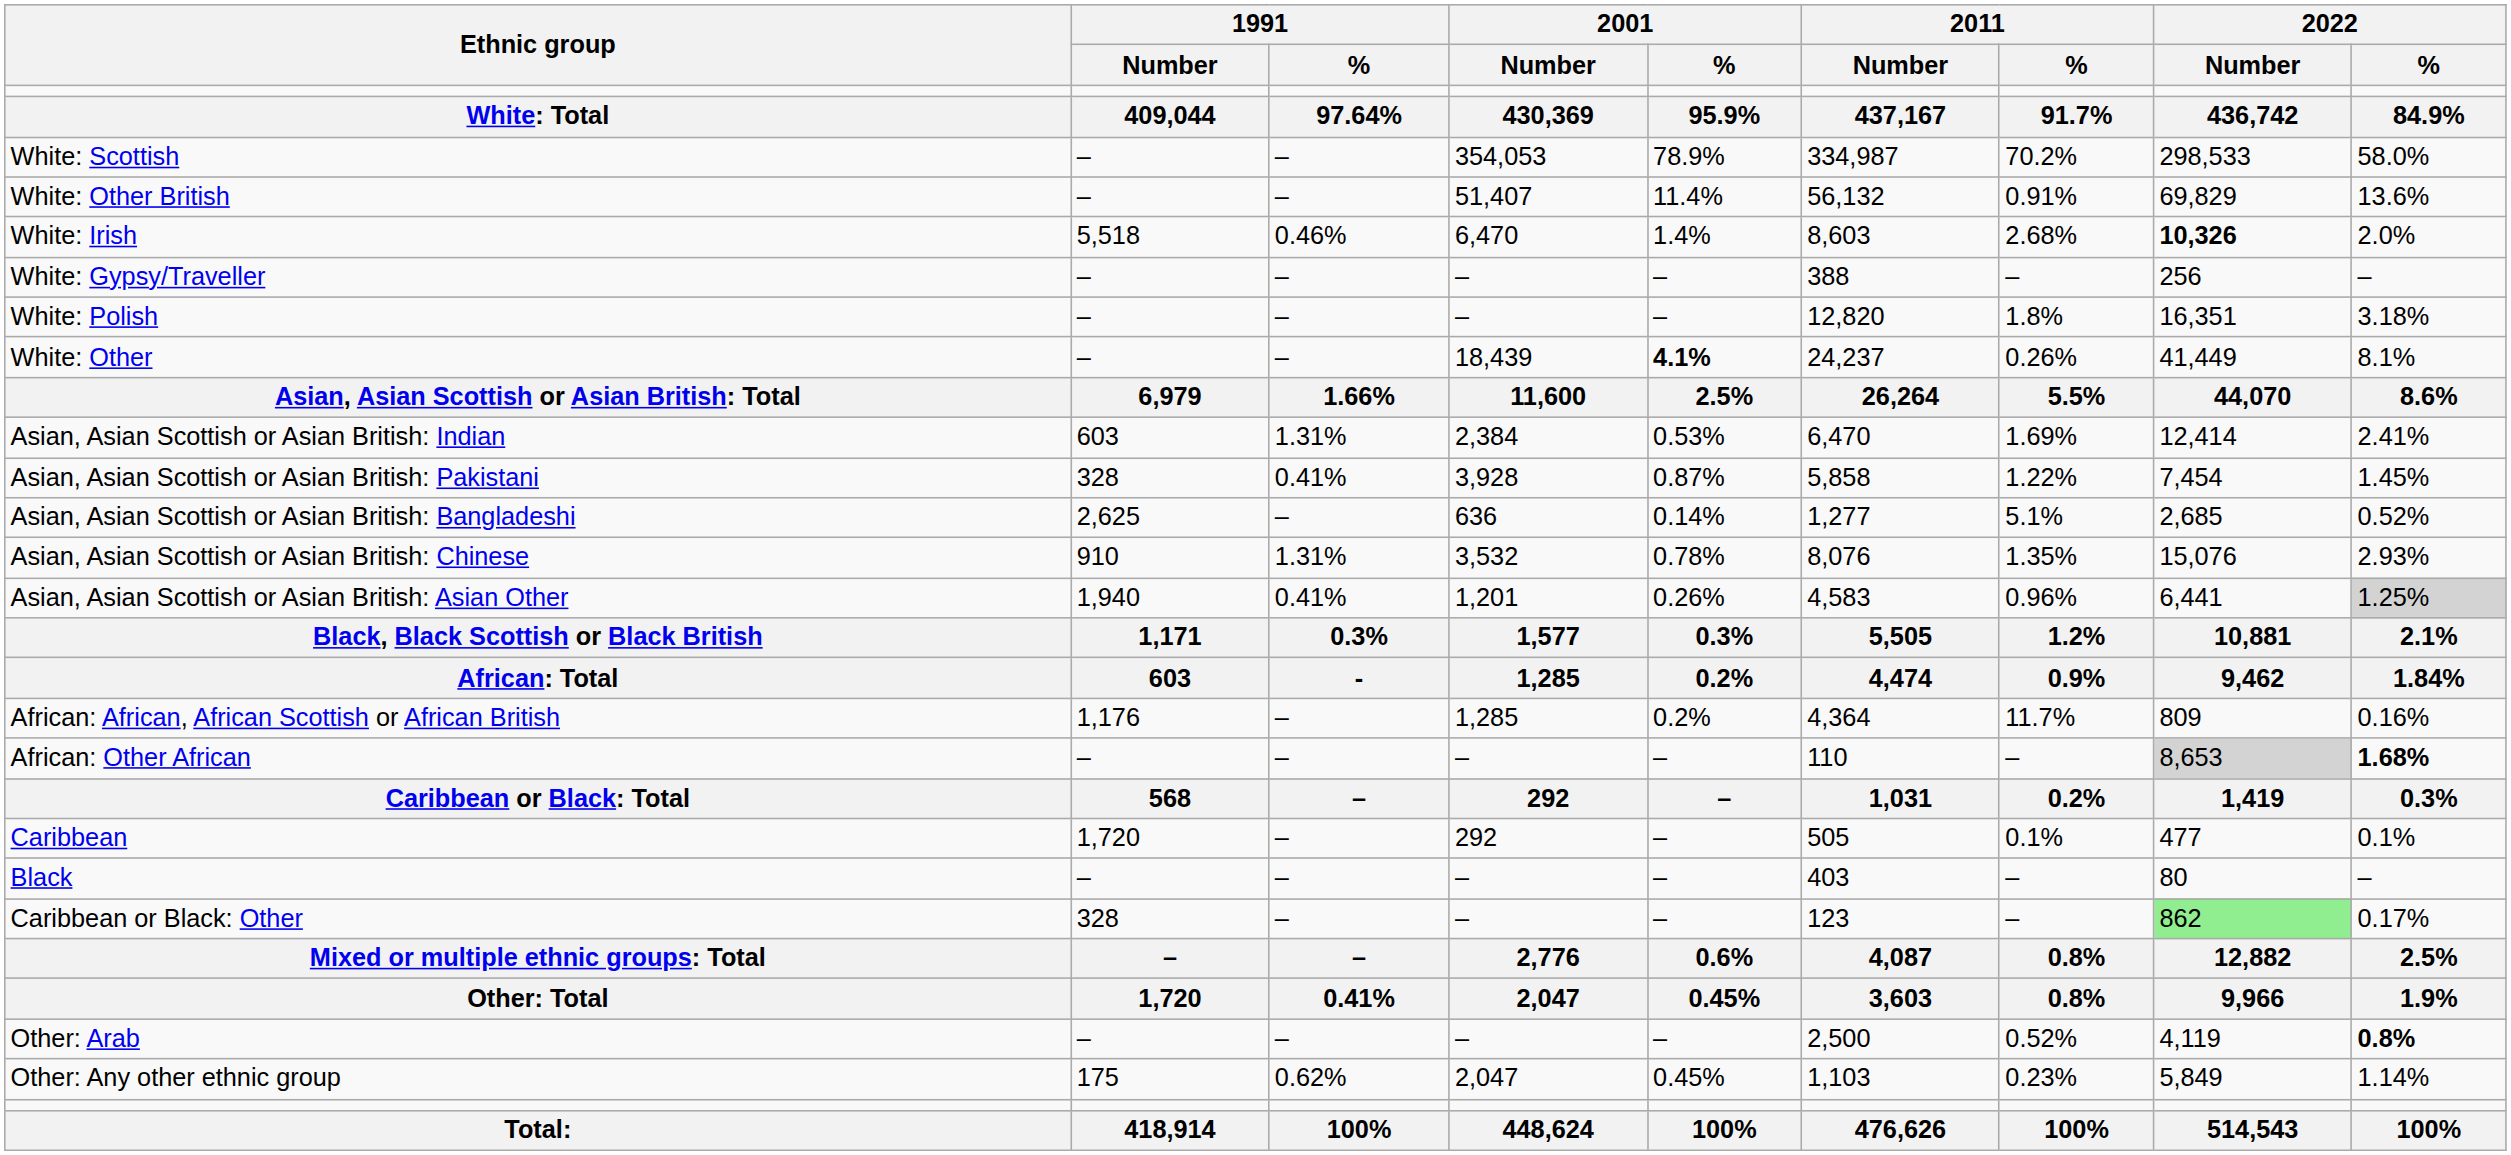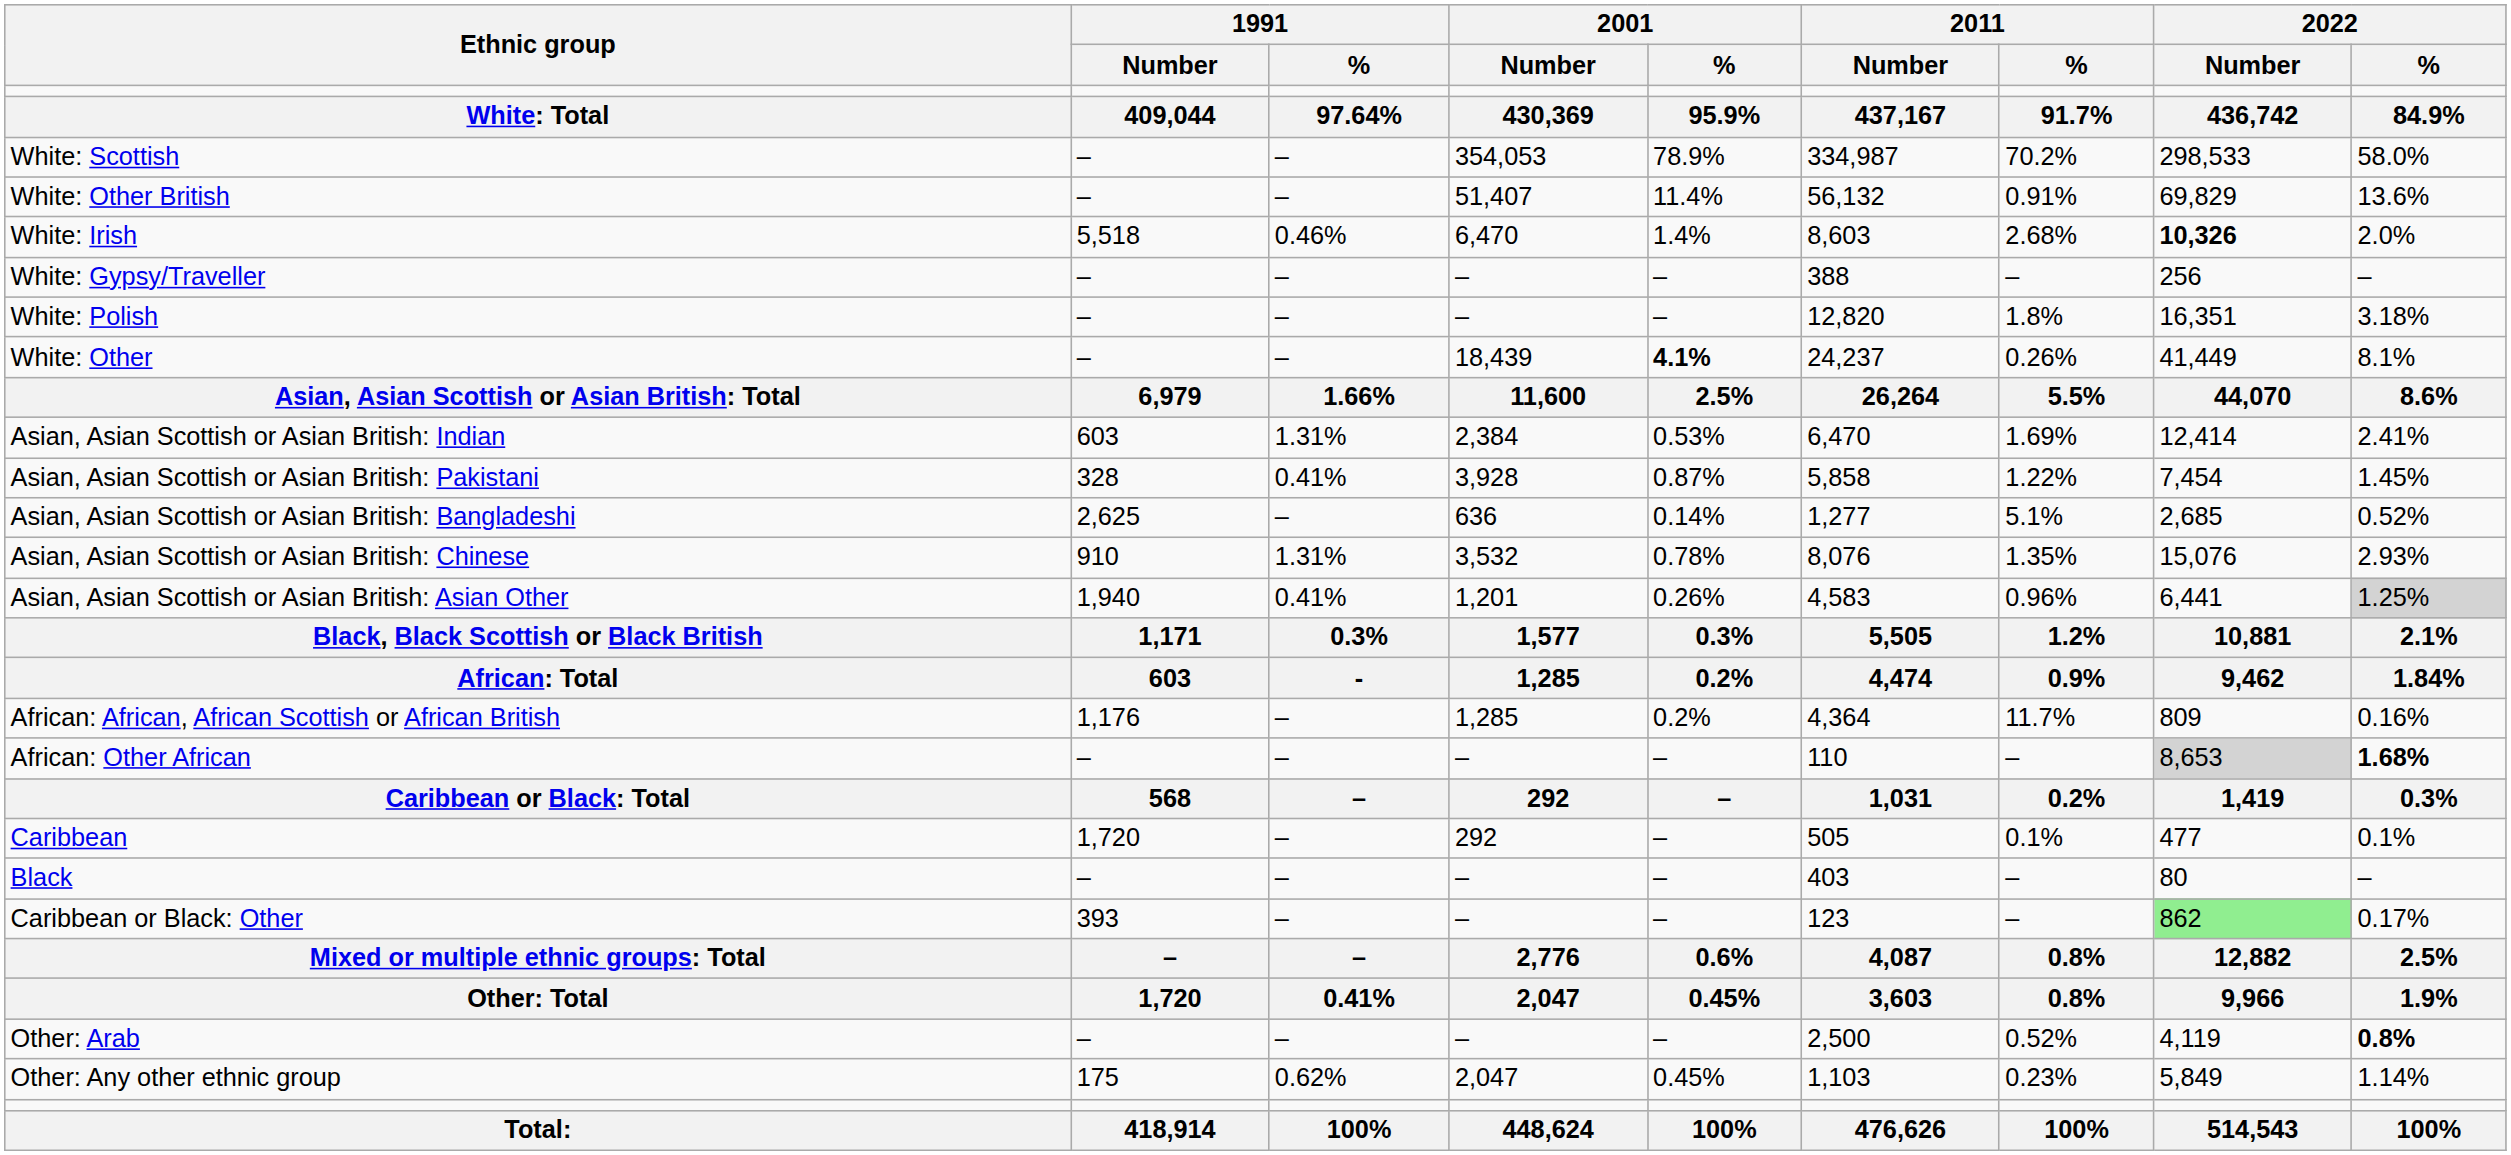(1098, 918) 328 -> (1098, 918) 393
